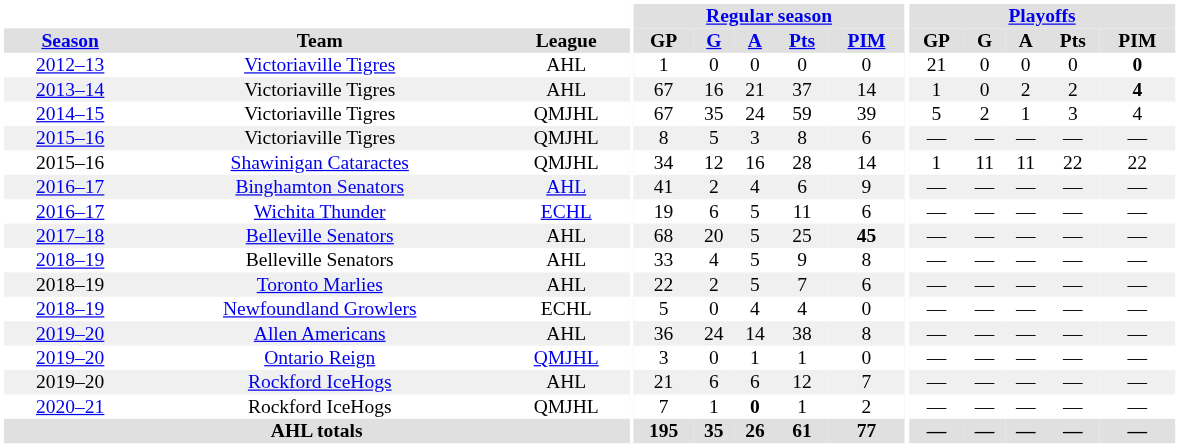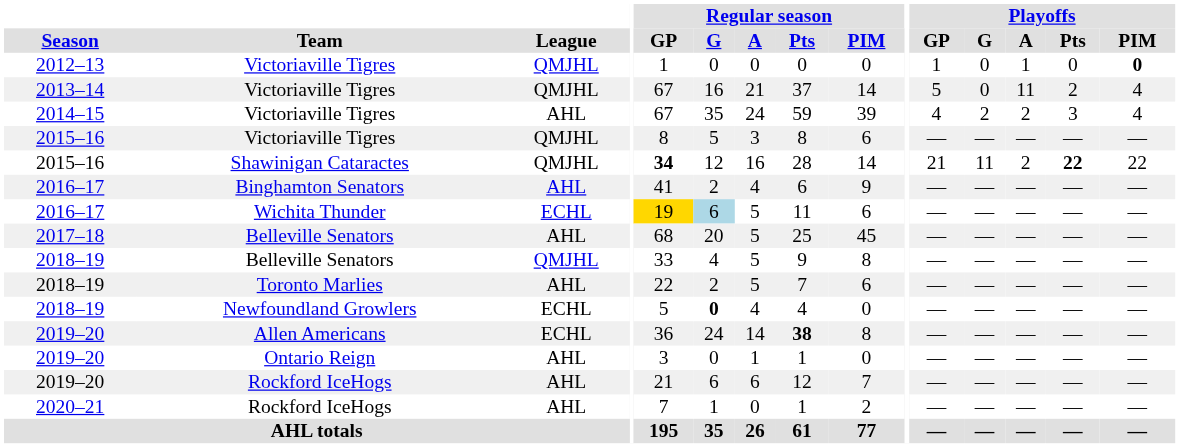(566, 64) AHL -> (566, 64) QMJHL
(936, 64) 21 -> (936, 64) 1
(1026, 64) 0 -> (1026, 64) 1
(566, 89) AHL -> (566, 89) QMJHL
(936, 89) 1 -> (936, 89) 5
(1026, 89) 2 -> (1026, 89) 11
(1137, 89) bold -> (1137, 89) normal
(566, 113) QMJHL -> (566, 113) AHL
(936, 113) 5 -> (936, 113) 4
(1026, 113) 1 -> (1026, 113) 2
(664, 162) normal -> (664, 162) bold
(936, 162) 1 -> (936, 162) 21
(1026, 162) 11 -> (1026, 162) 2
(1073, 162) normal -> (1073, 162) bold
(664, 211) no background -> (664, 211) gold background
(714, 211) no background -> (714, 211) lightblue background
(866, 235) bold -> (866, 235) normal
(566, 260) AHL -> (566, 260) QMJHL
(714, 308) normal -> (714, 308) bold
(566, 333) AHL -> (566, 333) ECHL
(802, 333) normal -> (802, 333) bold
(566, 357) QMJHL -> (566, 357) AHL
(566, 406) QMJHL -> (566, 406) AHL
(755, 406) bold -> (755, 406) normal
